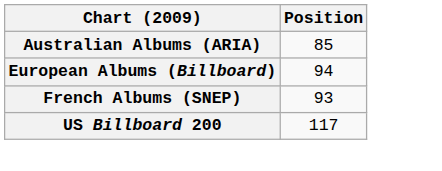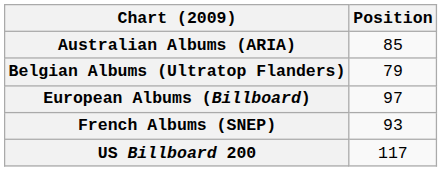+ row: (177, 72)
(324, 72) 94 -> (393, 99) 97
